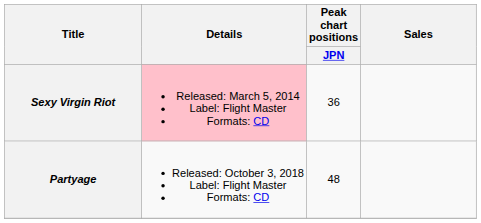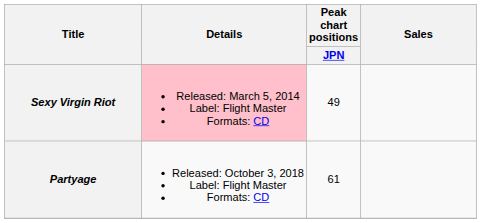(334, 102) 36 -> (334, 102) 49
(334, 179) 48 -> (334, 179) 61
